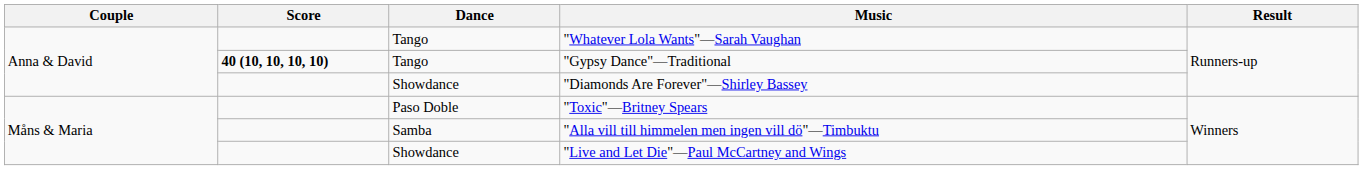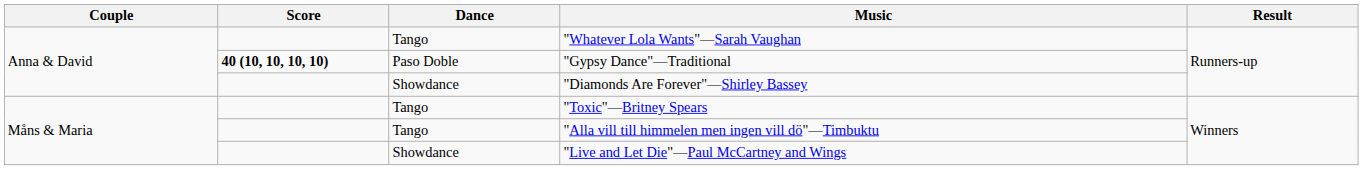(410, 61) Tango -> (425, 61) Paso Doble
(425, 107) Paso Doble -> (410, 107) Tango
(412, 130) Samba -> (410, 130) Tango
